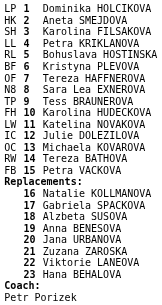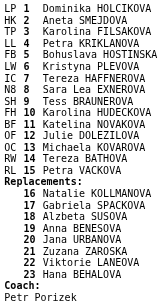(10, 32) SH -> (10, 32) TP
(10, 55) RL -> (10, 55) FB
(10, 67) BF -> (10, 67) LW
(10, 78) OF -> (10, 78) IC
(10, 101) TP -> (10, 101) SH
(10, 124) LW -> (10, 124) BF
(10, 136) IC -> (10, 136) OF
(10, 170) FB -> (10, 170) RL
